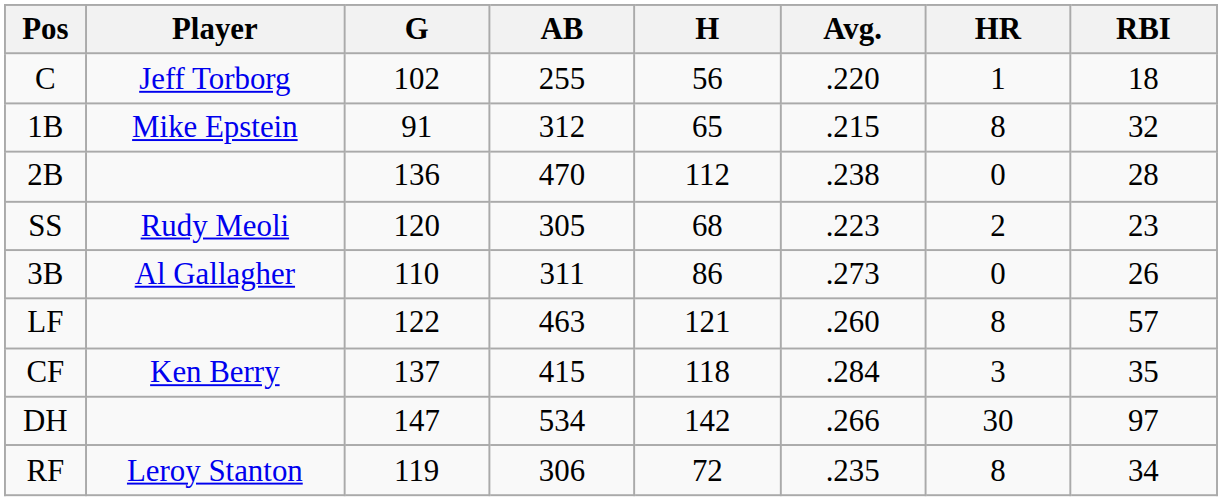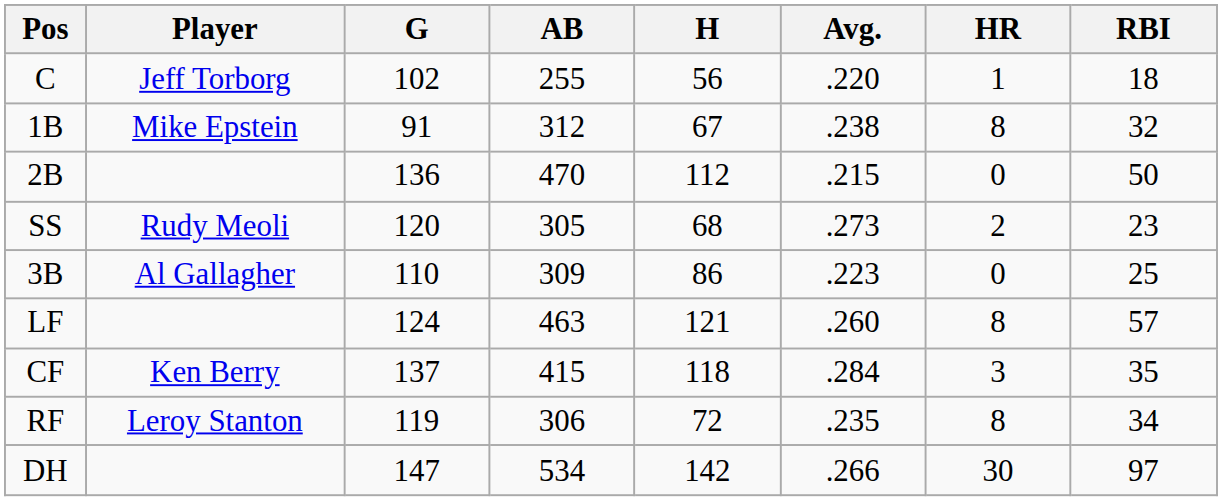(707, 126) 65 -> (707, 126) 67
(853, 126) .215 -> (853, 126) .238
(853, 175) .238 -> (853, 175) .215
(1143, 175) 28 -> (1143, 175) 50
(853, 224) .223 -> (853, 224) .273
(562, 273) 311 -> (562, 273) 309
(853, 273) .273 -> (853, 273) .223
(1143, 273) 26 -> (1143, 273) 25
(417, 322) 122 -> (417, 322) 124
rows swapped: (45, 469) <-> (45, 420)
